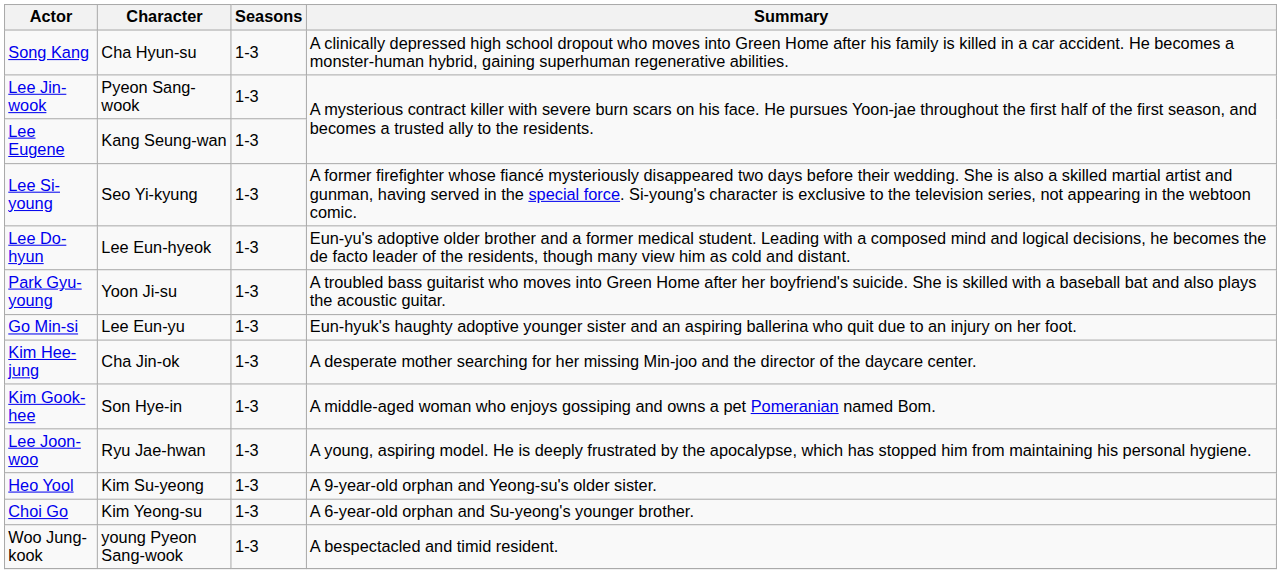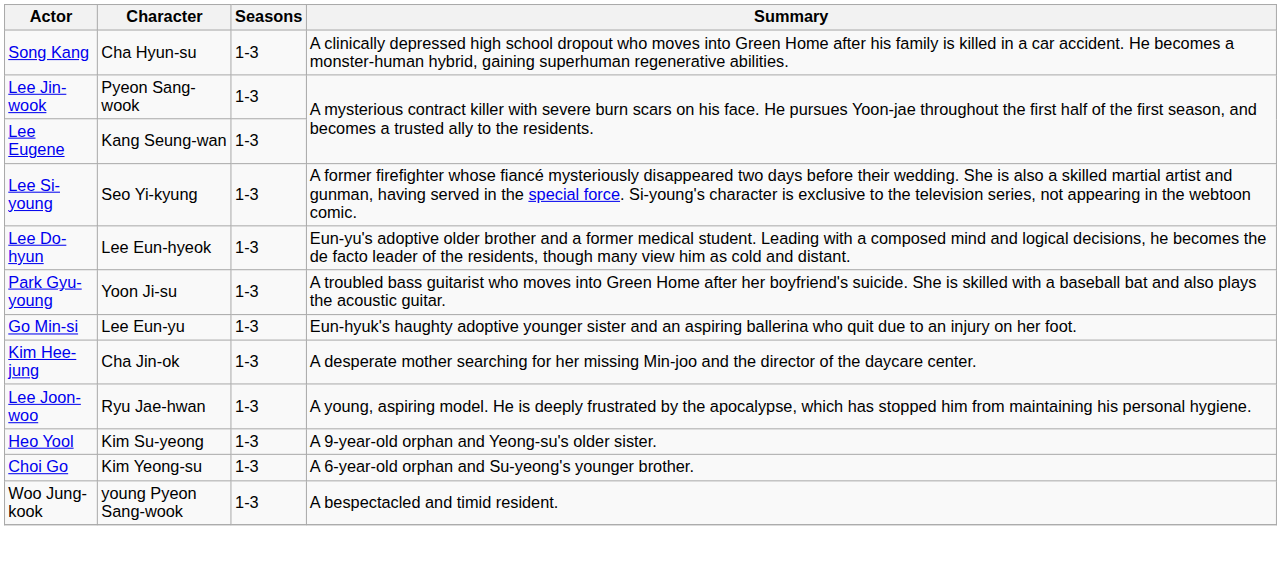- row: (47, 406)
